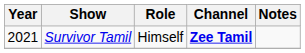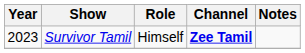(23, 37) 2021 -> (23, 37) 2023
